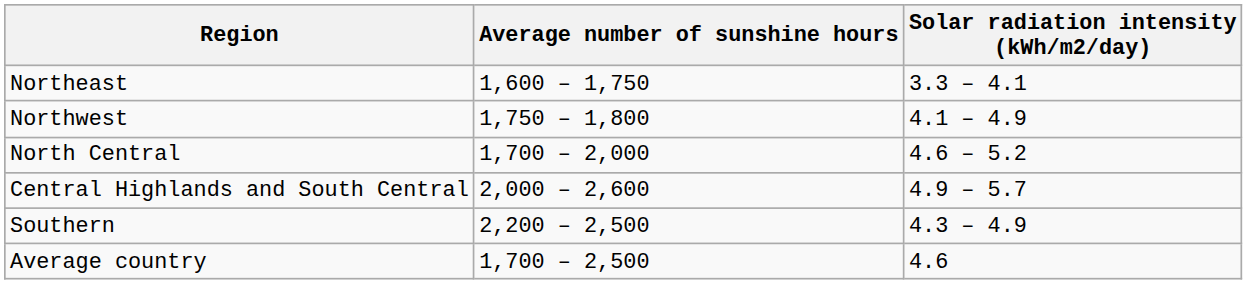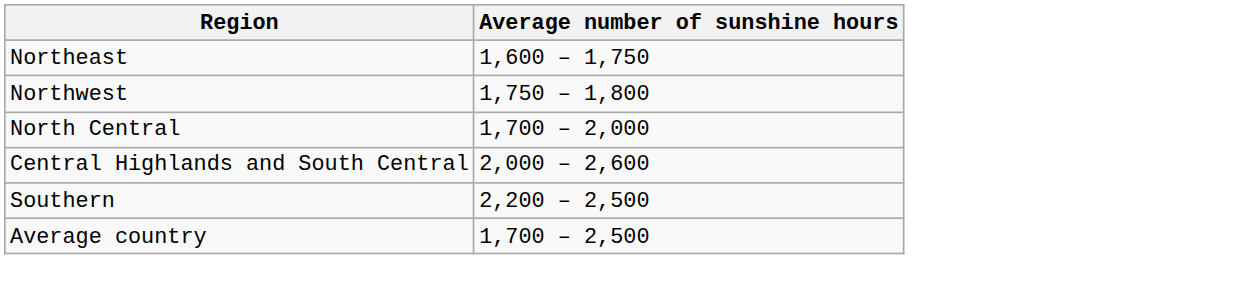- column: (1073, 35)
